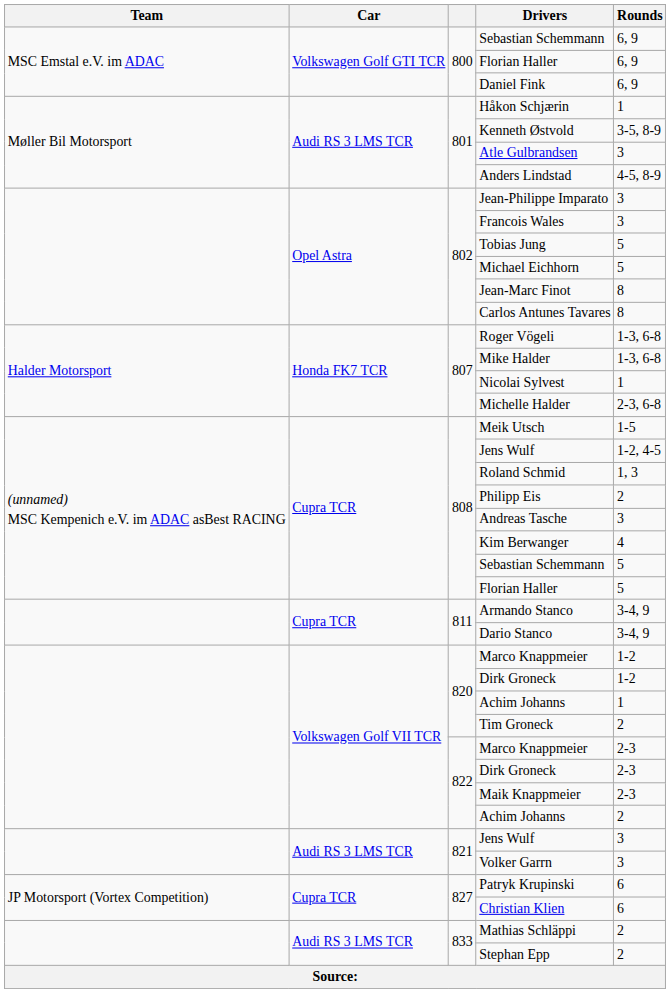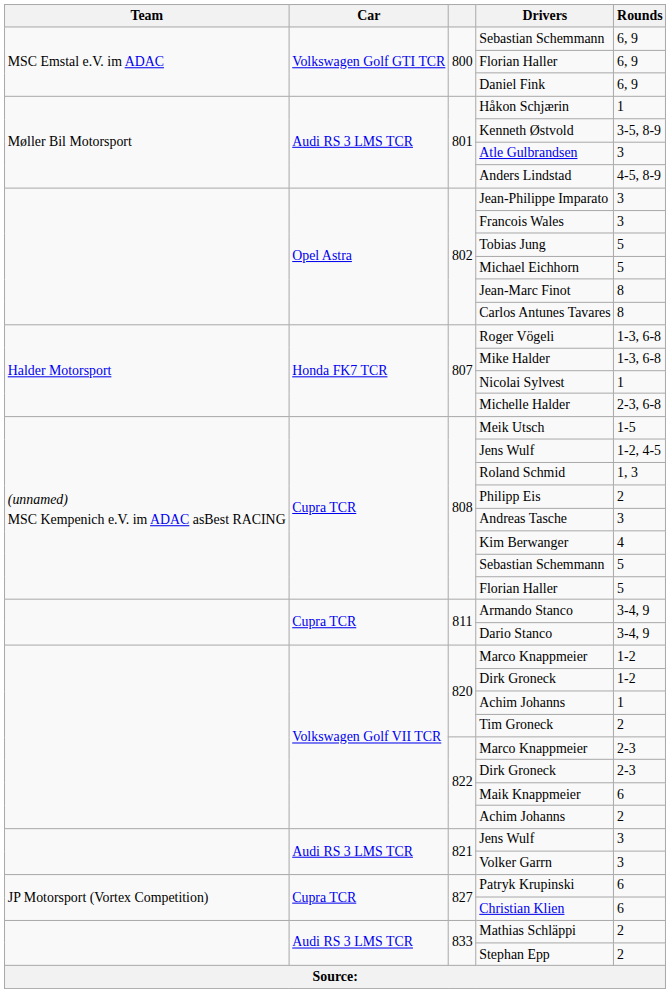(626, 793) 2-3 -> (621, 793) 6
